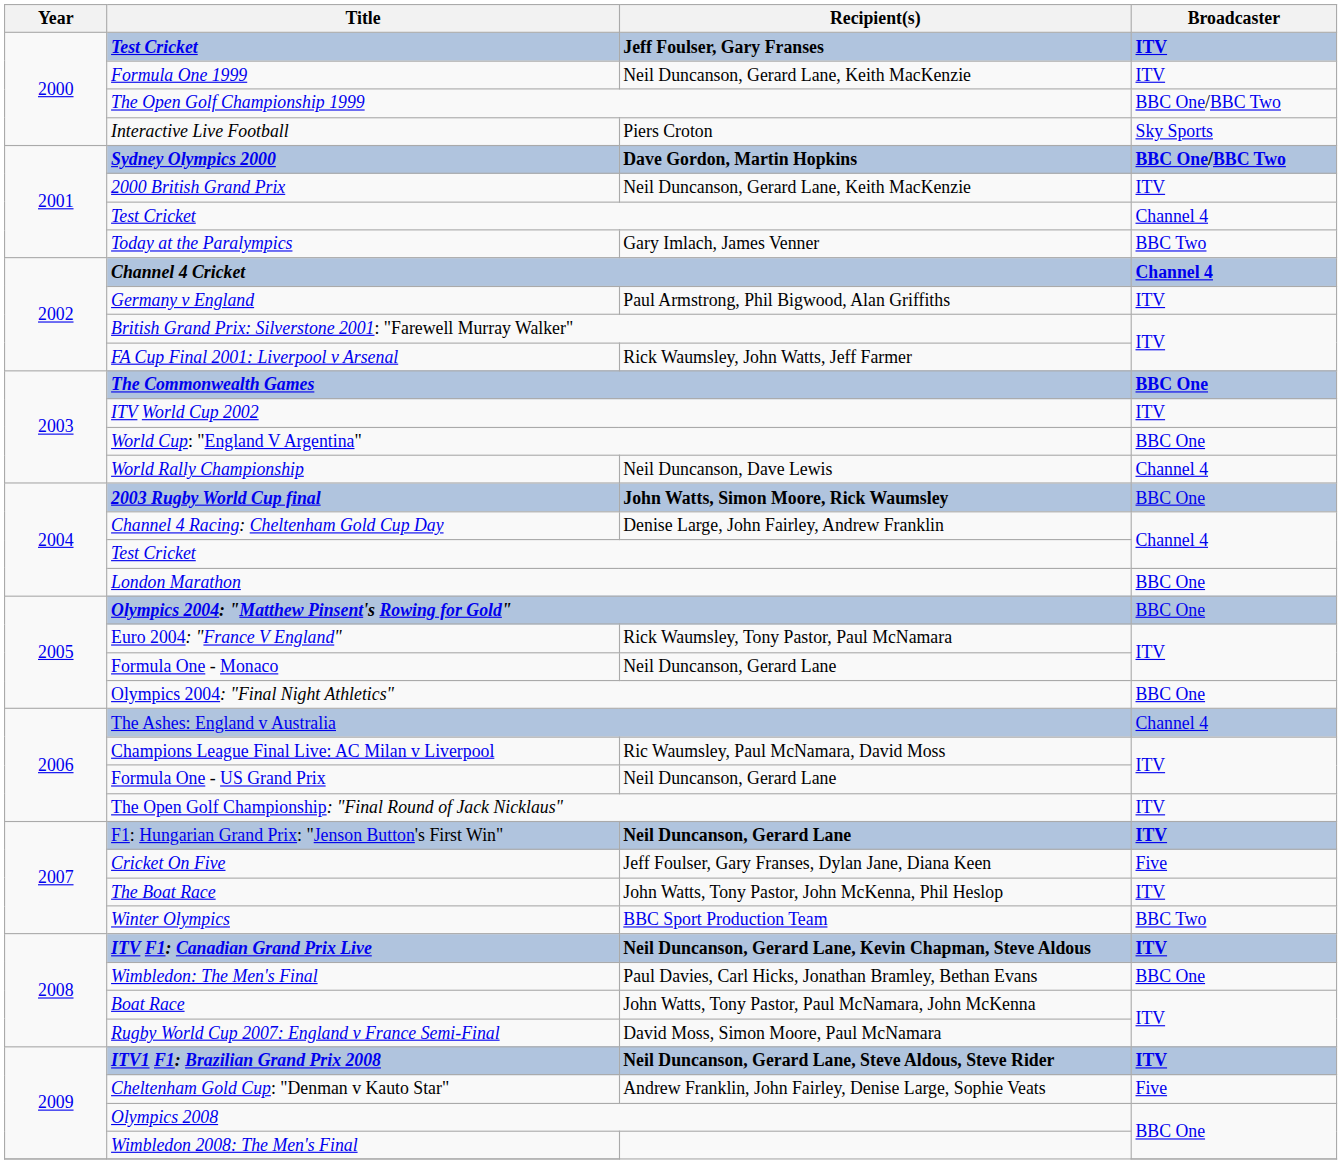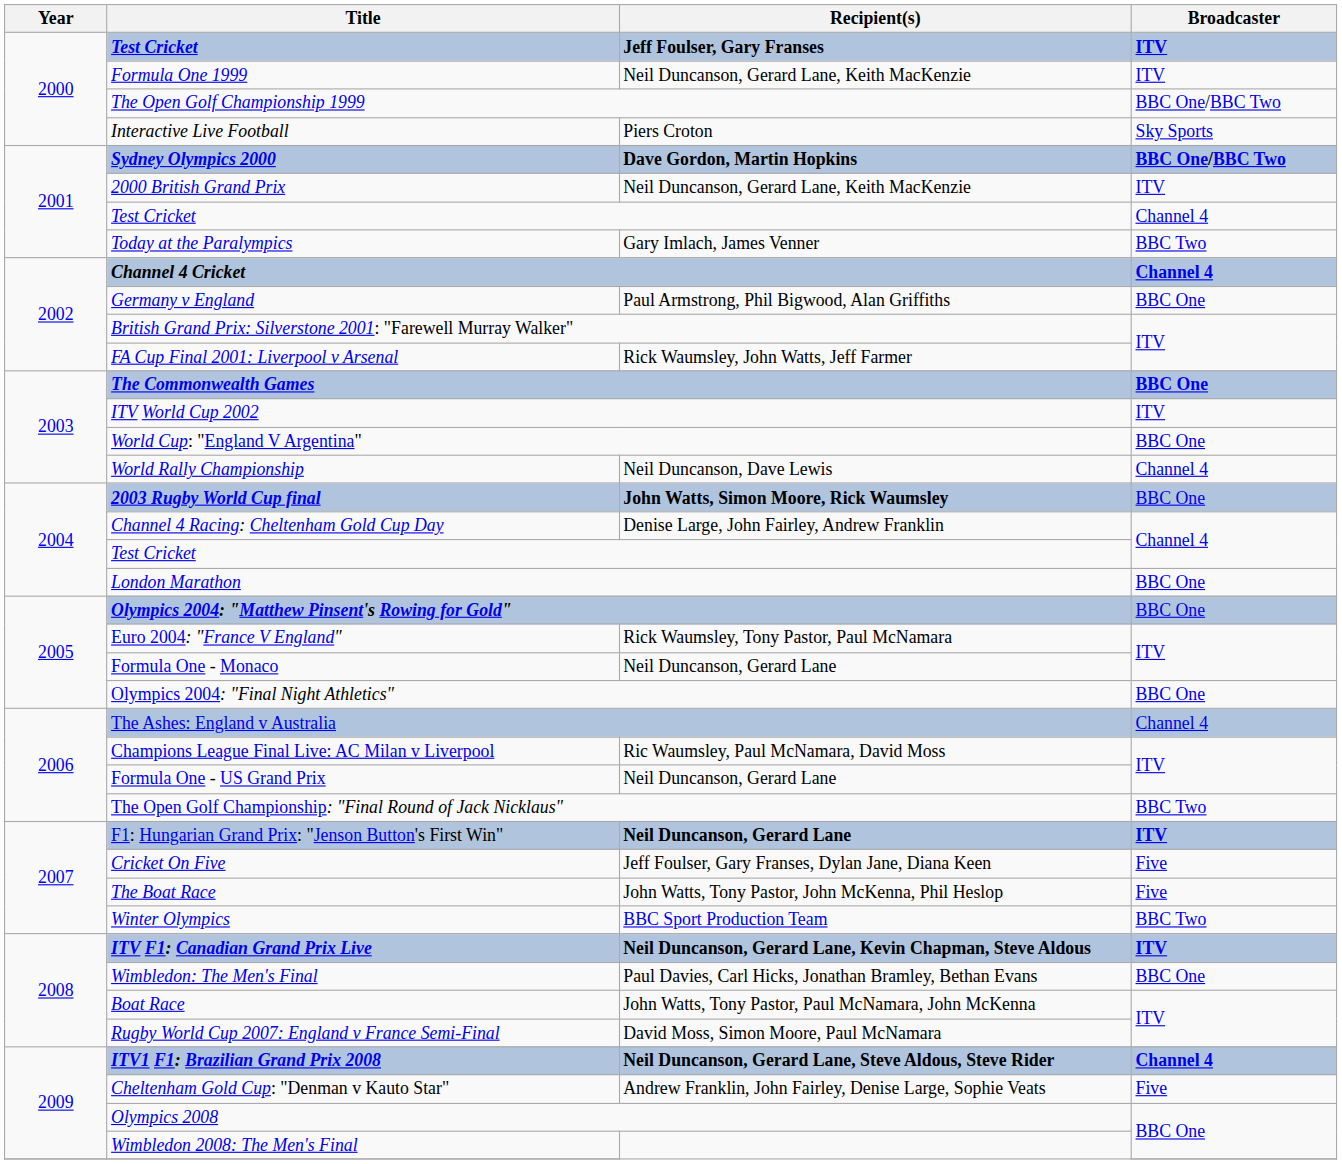(1150, 300) ITV -> (1170, 300) BBC One
(1150, 807) ITV -> (1171, 807) BBC Two
(1150, 891) ITV -> (1151, 891) Five
(1151, 1060) ITV -> (1174, 1060) Channel 4
